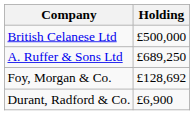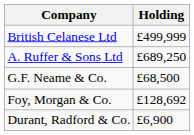(161, 36) £500,000 -> (161, 36) £499,999
+ row: (57, 78)
